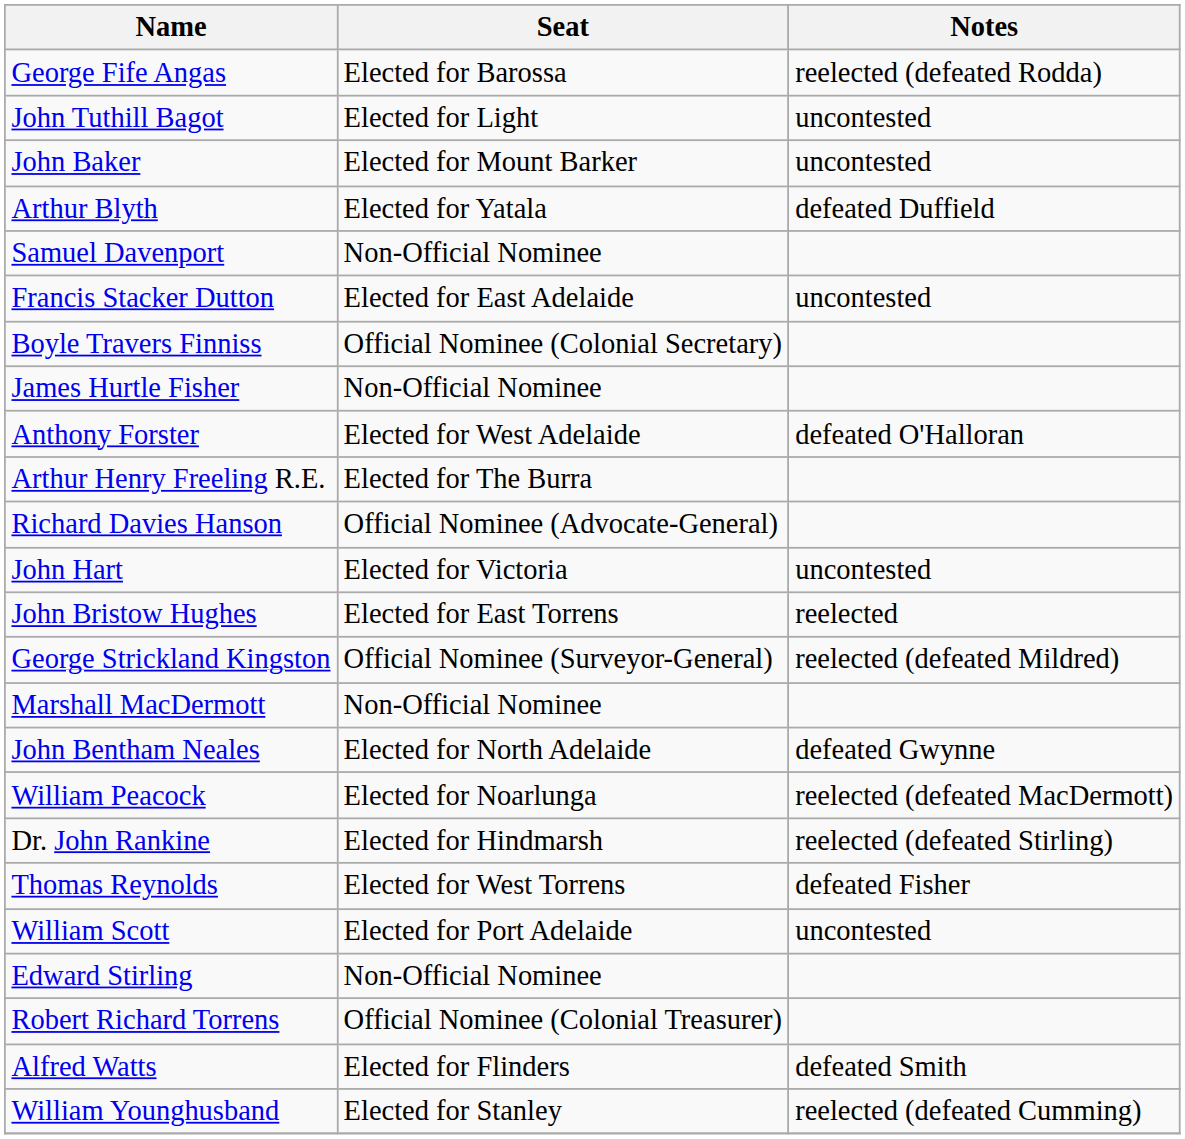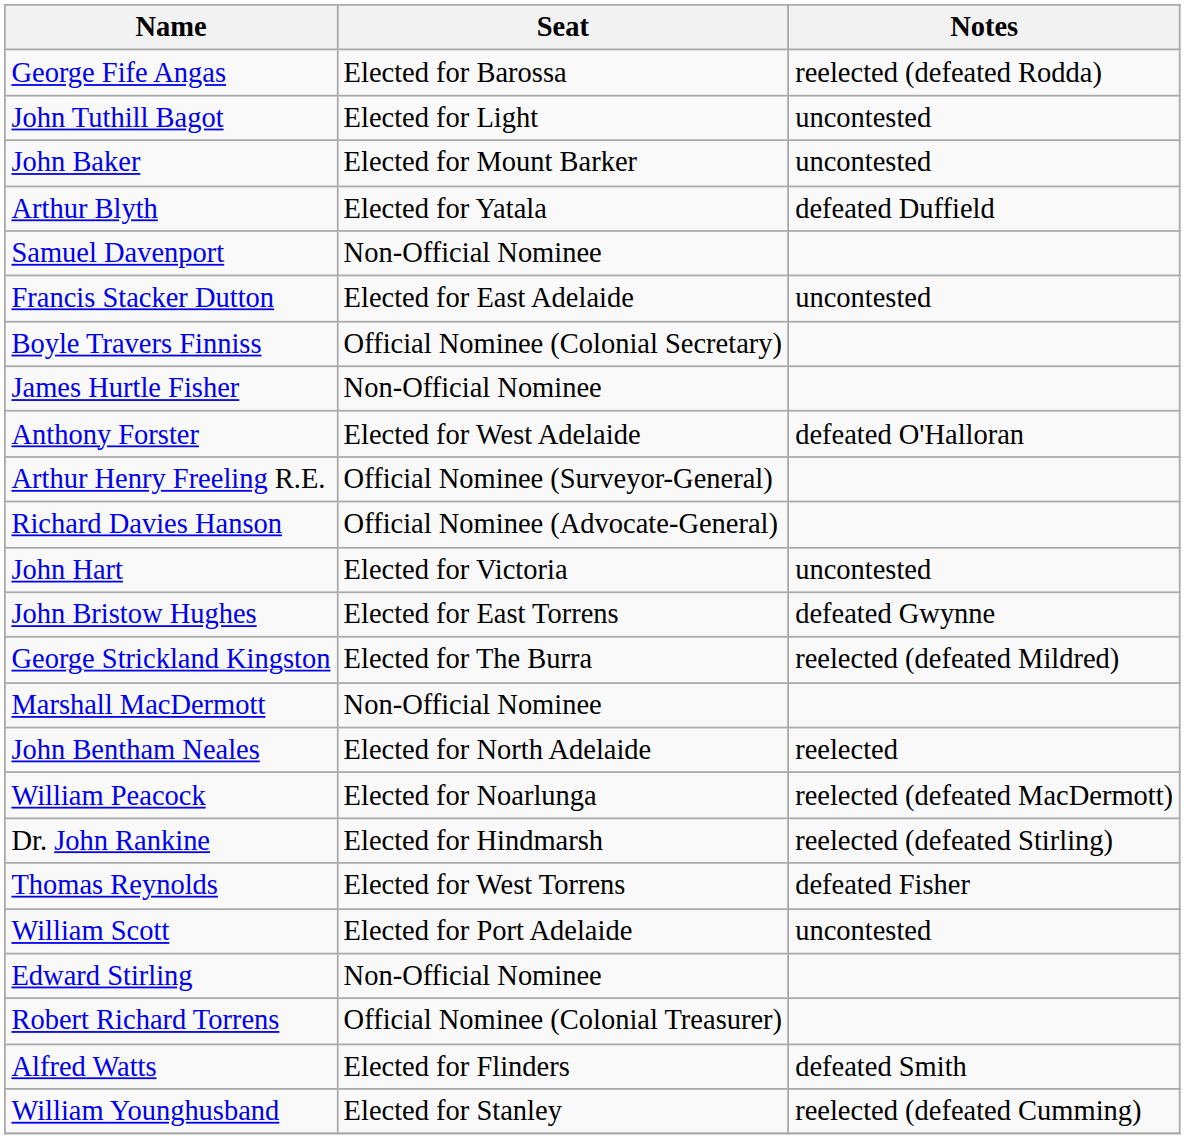(468, 478) Elected for The Burra -> (558, 478) Official Nominee (Surveyor-General)
(847, 614) reelected -> (895, 614) defeated Gwynne
(558, 659) Official Nominee (Surveyor-General) -> (468, 659) Elected for The Burra
(895, 749) defeated Gwynne -> (847, 749) reelected
